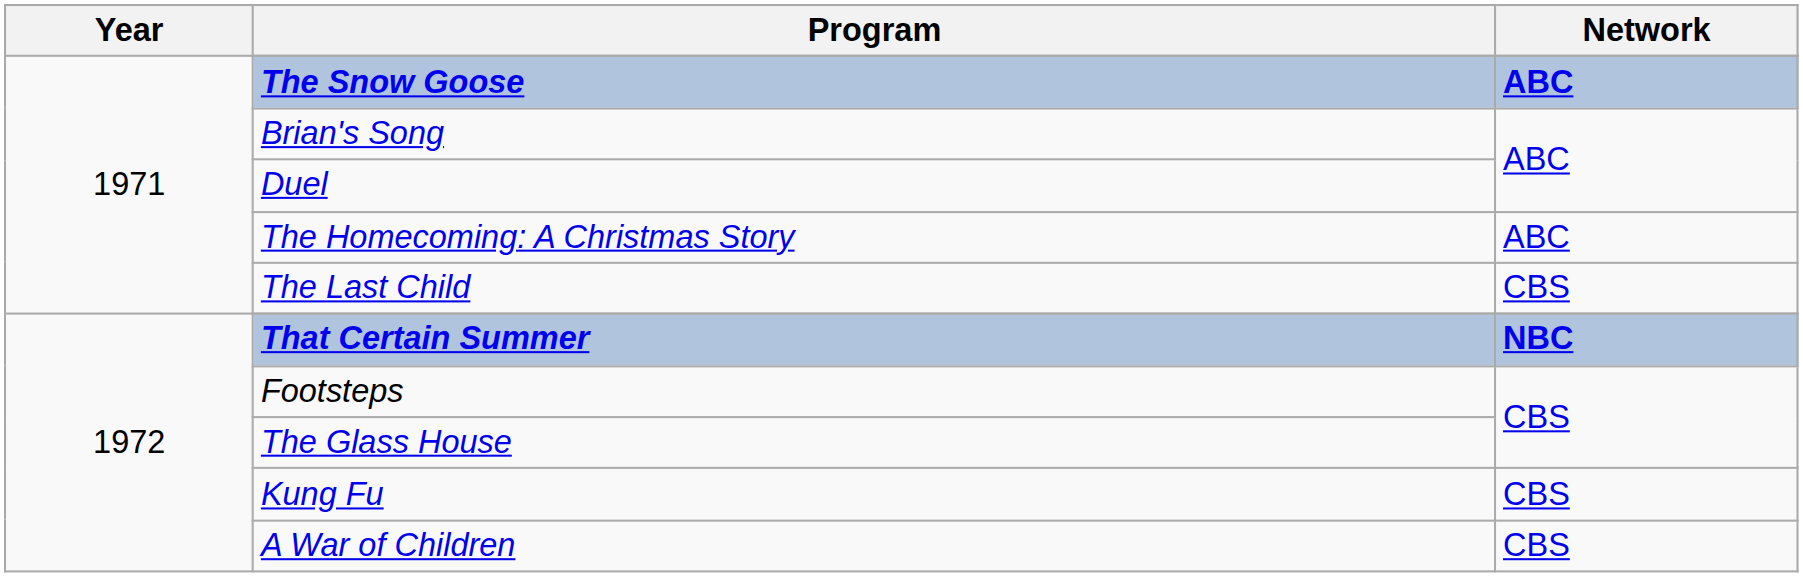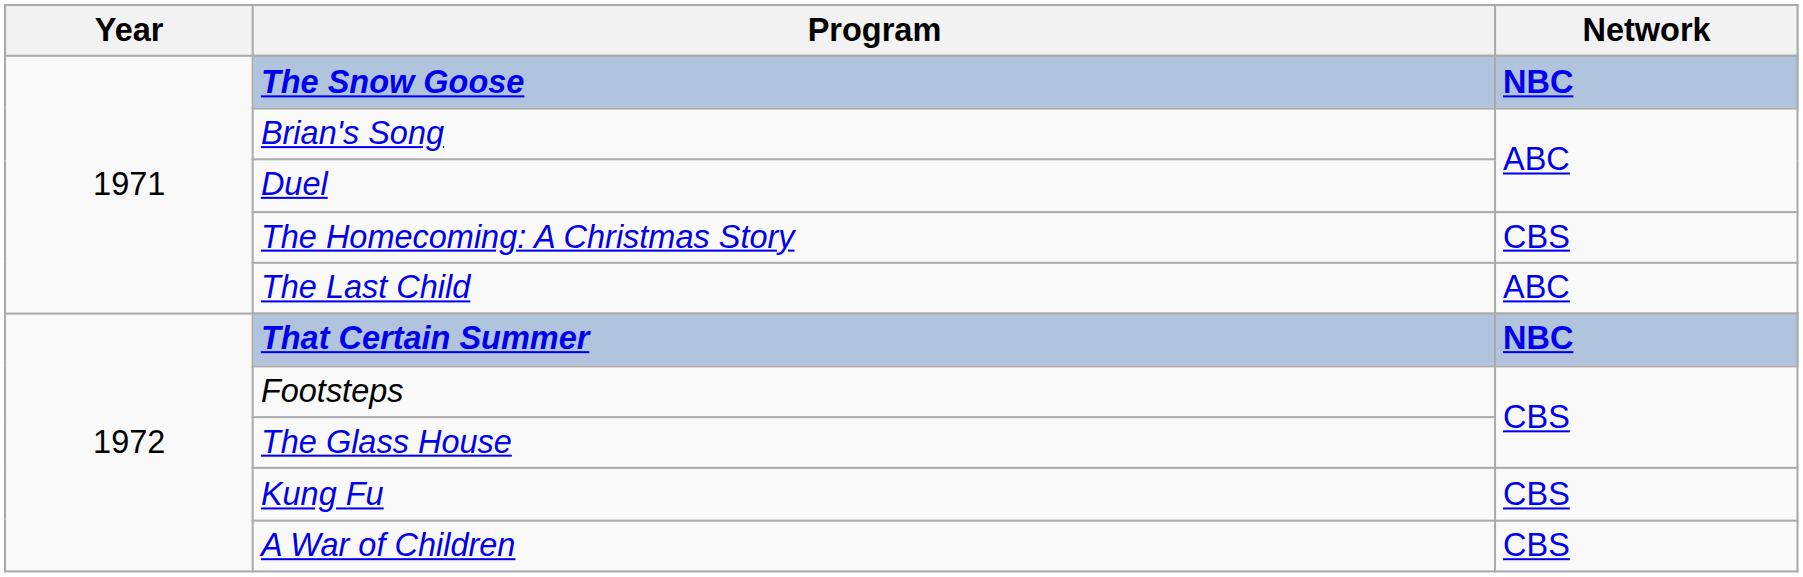(1538, 81) ABC -> (1538, 81) NBC
(1536, 236) ABC -> (1536, 236) CBS
(1536, 287) CBS -> (1536, 287) ABC
